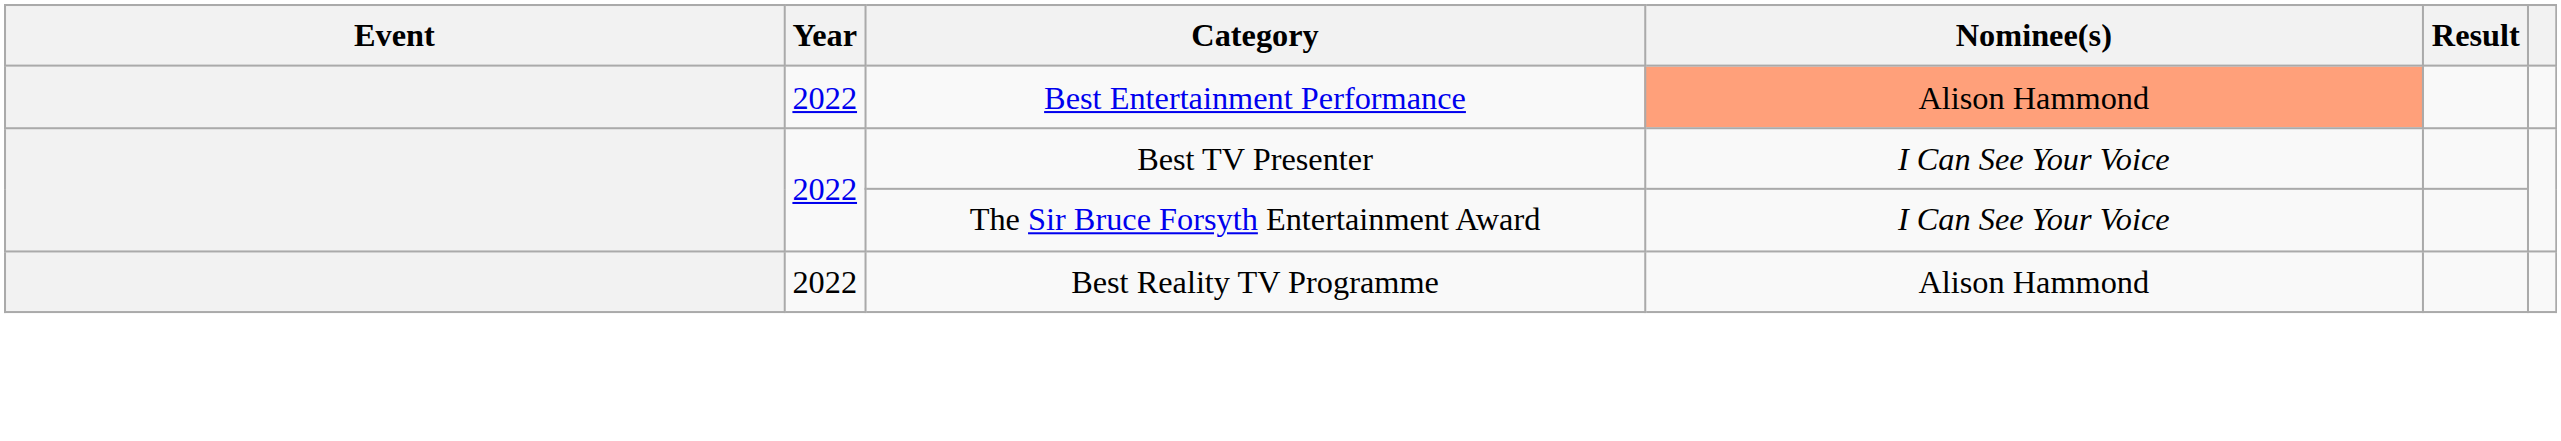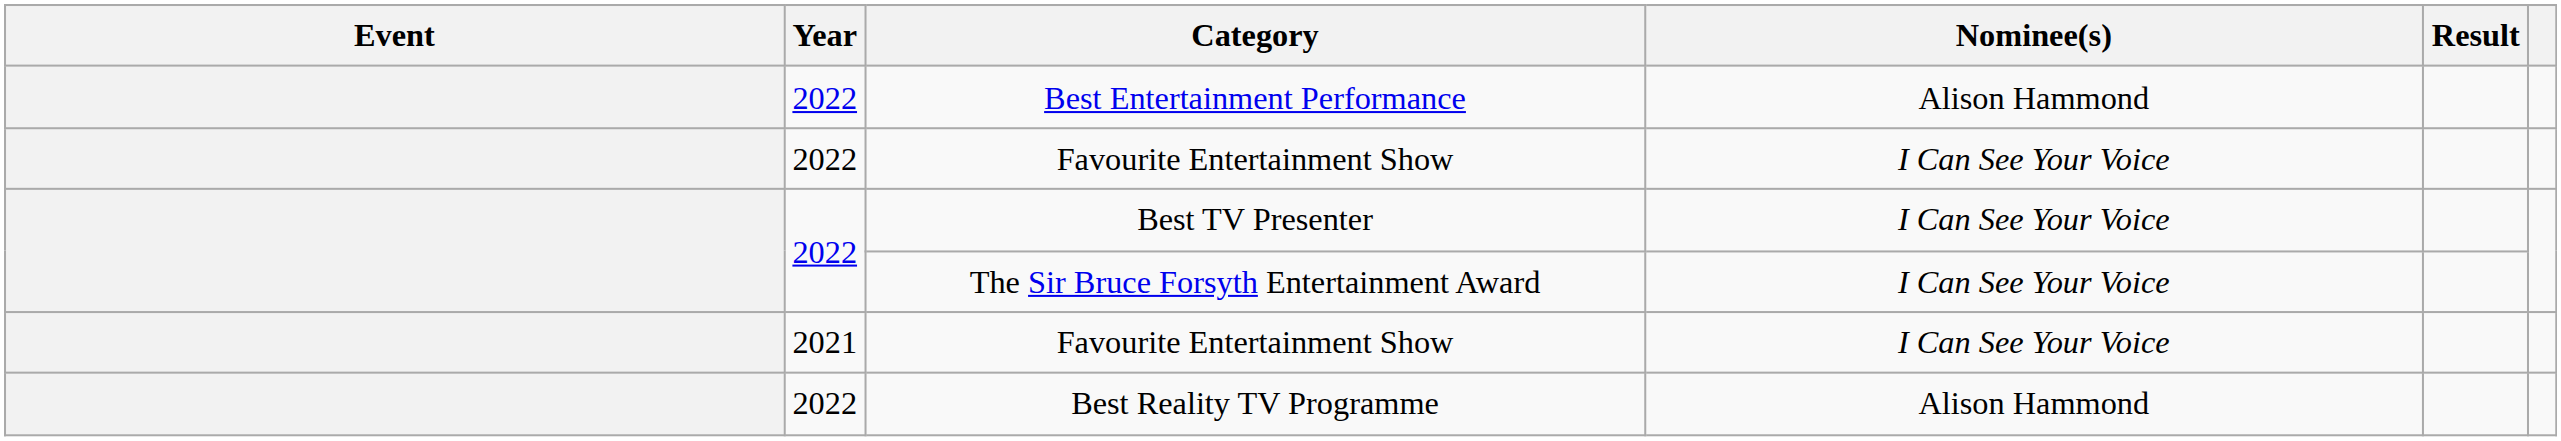(2034, 97) lightsalmon background -> (2034, 97) no background
+ row: (825, 158)
+ row: (825, 342)
